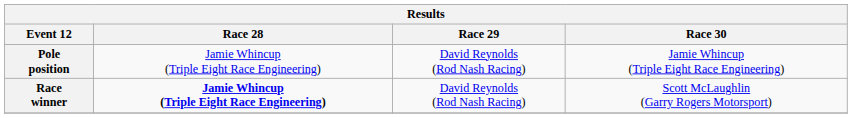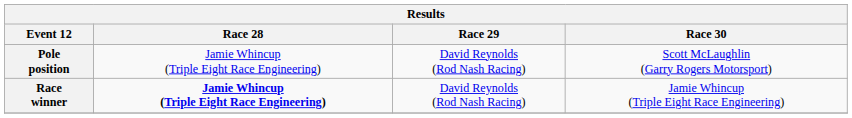(706, 61) Jamie Whincup (Triple Eight Race Engineering) -> (706, 61) Scott McLaughlin (Garry Rogers Motorsport)
(706, 95) Scott McLaughlin (Garry Rogers Motorsport) -> (706, 95) Jamie Whincup (Triple Eight Race Engineering)
